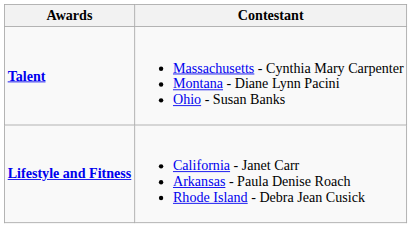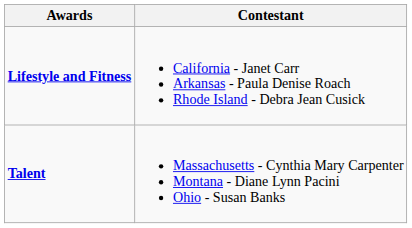rows swapped: (69, 173) <-> (27, 75)
